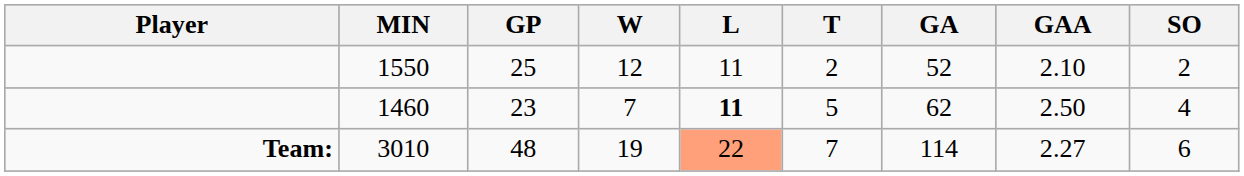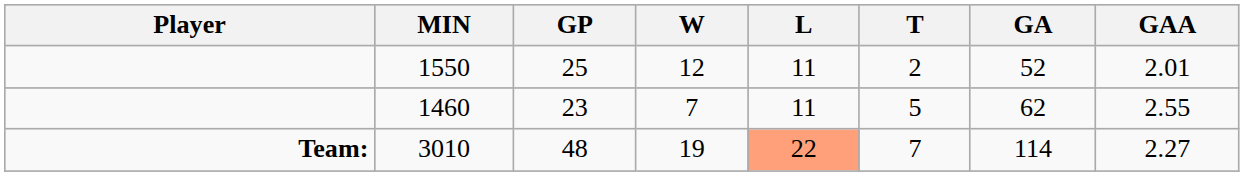- column: (1184, 25)
(1063, 66) 2.10 -> (1167, 66) 2.01
(731, 107) bold -> (804, 107) normal
(1063, 107) 2.50 -> (1167, 107) 2.55
